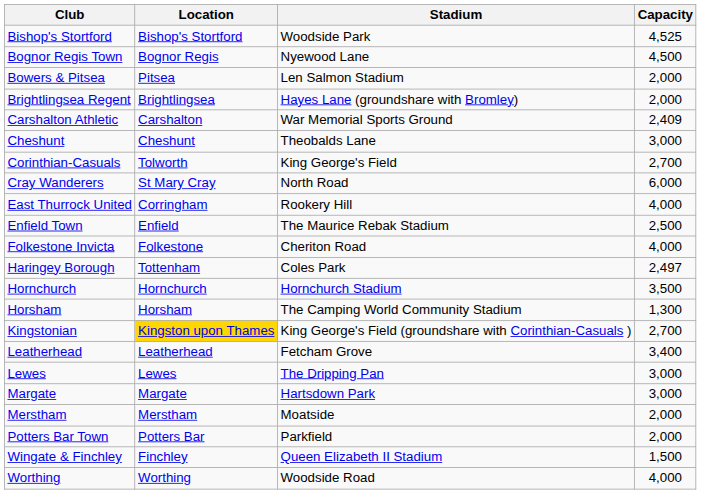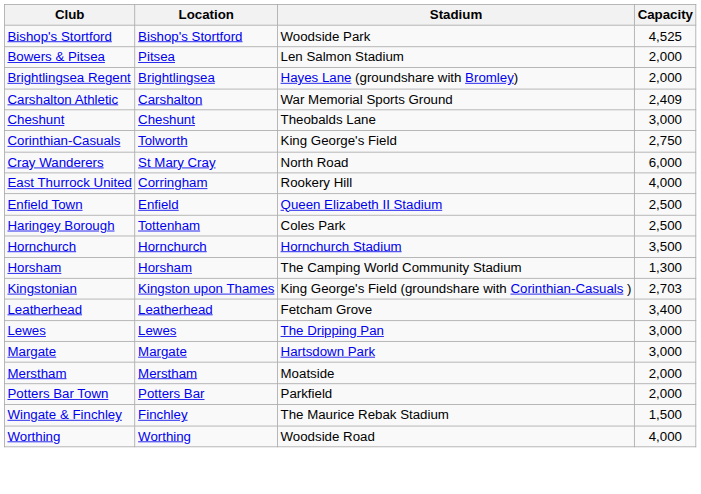- row: (65, 57)
(665, 162) 2,700 -> (665, 141) 2,750
(365, 225) The Maurice Rebak Stadium -> (361, 204) Queen Elizabeth II Stadium
- row: (61, 246)
(665, 267) 2,497 -> (665, 225) 2,500
(206, 330) gold background -> (206, 288) no background
(665, 330) 2,700 -> (665, 288) 2,703
(361, 457) Queen Elizabeth II Stadium -> (365, 415) The Maurice Rebak Stadium
